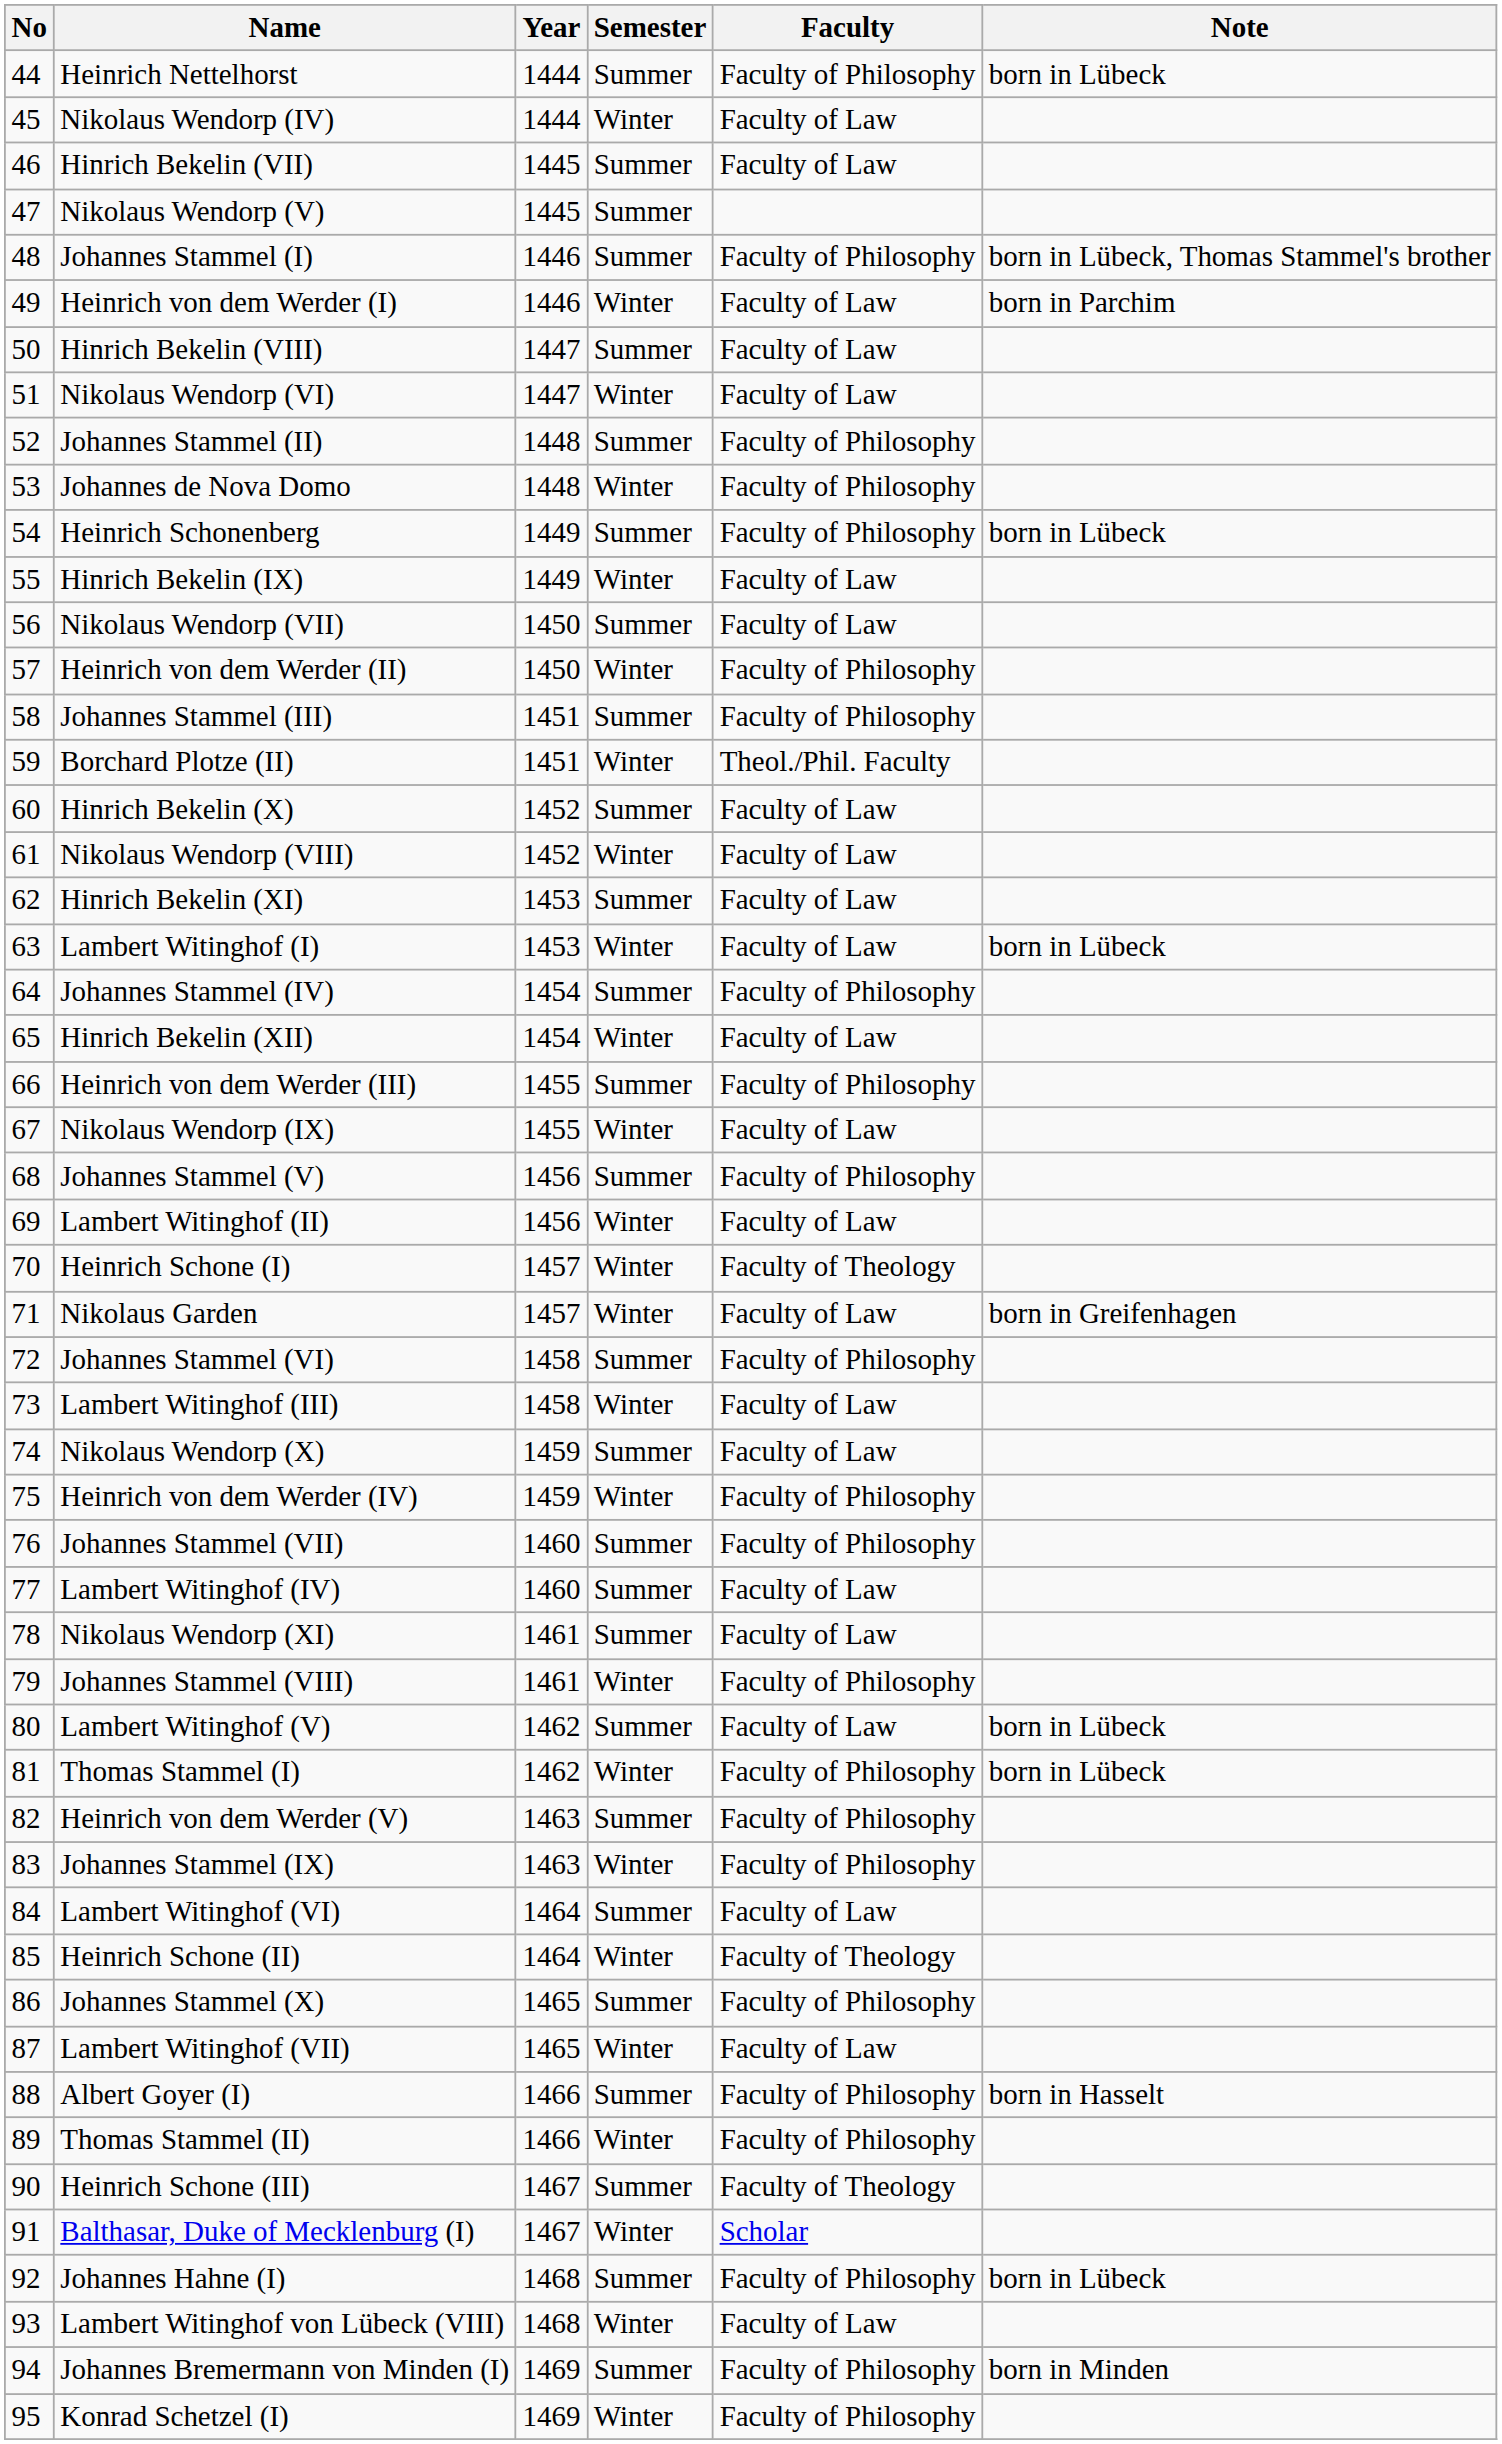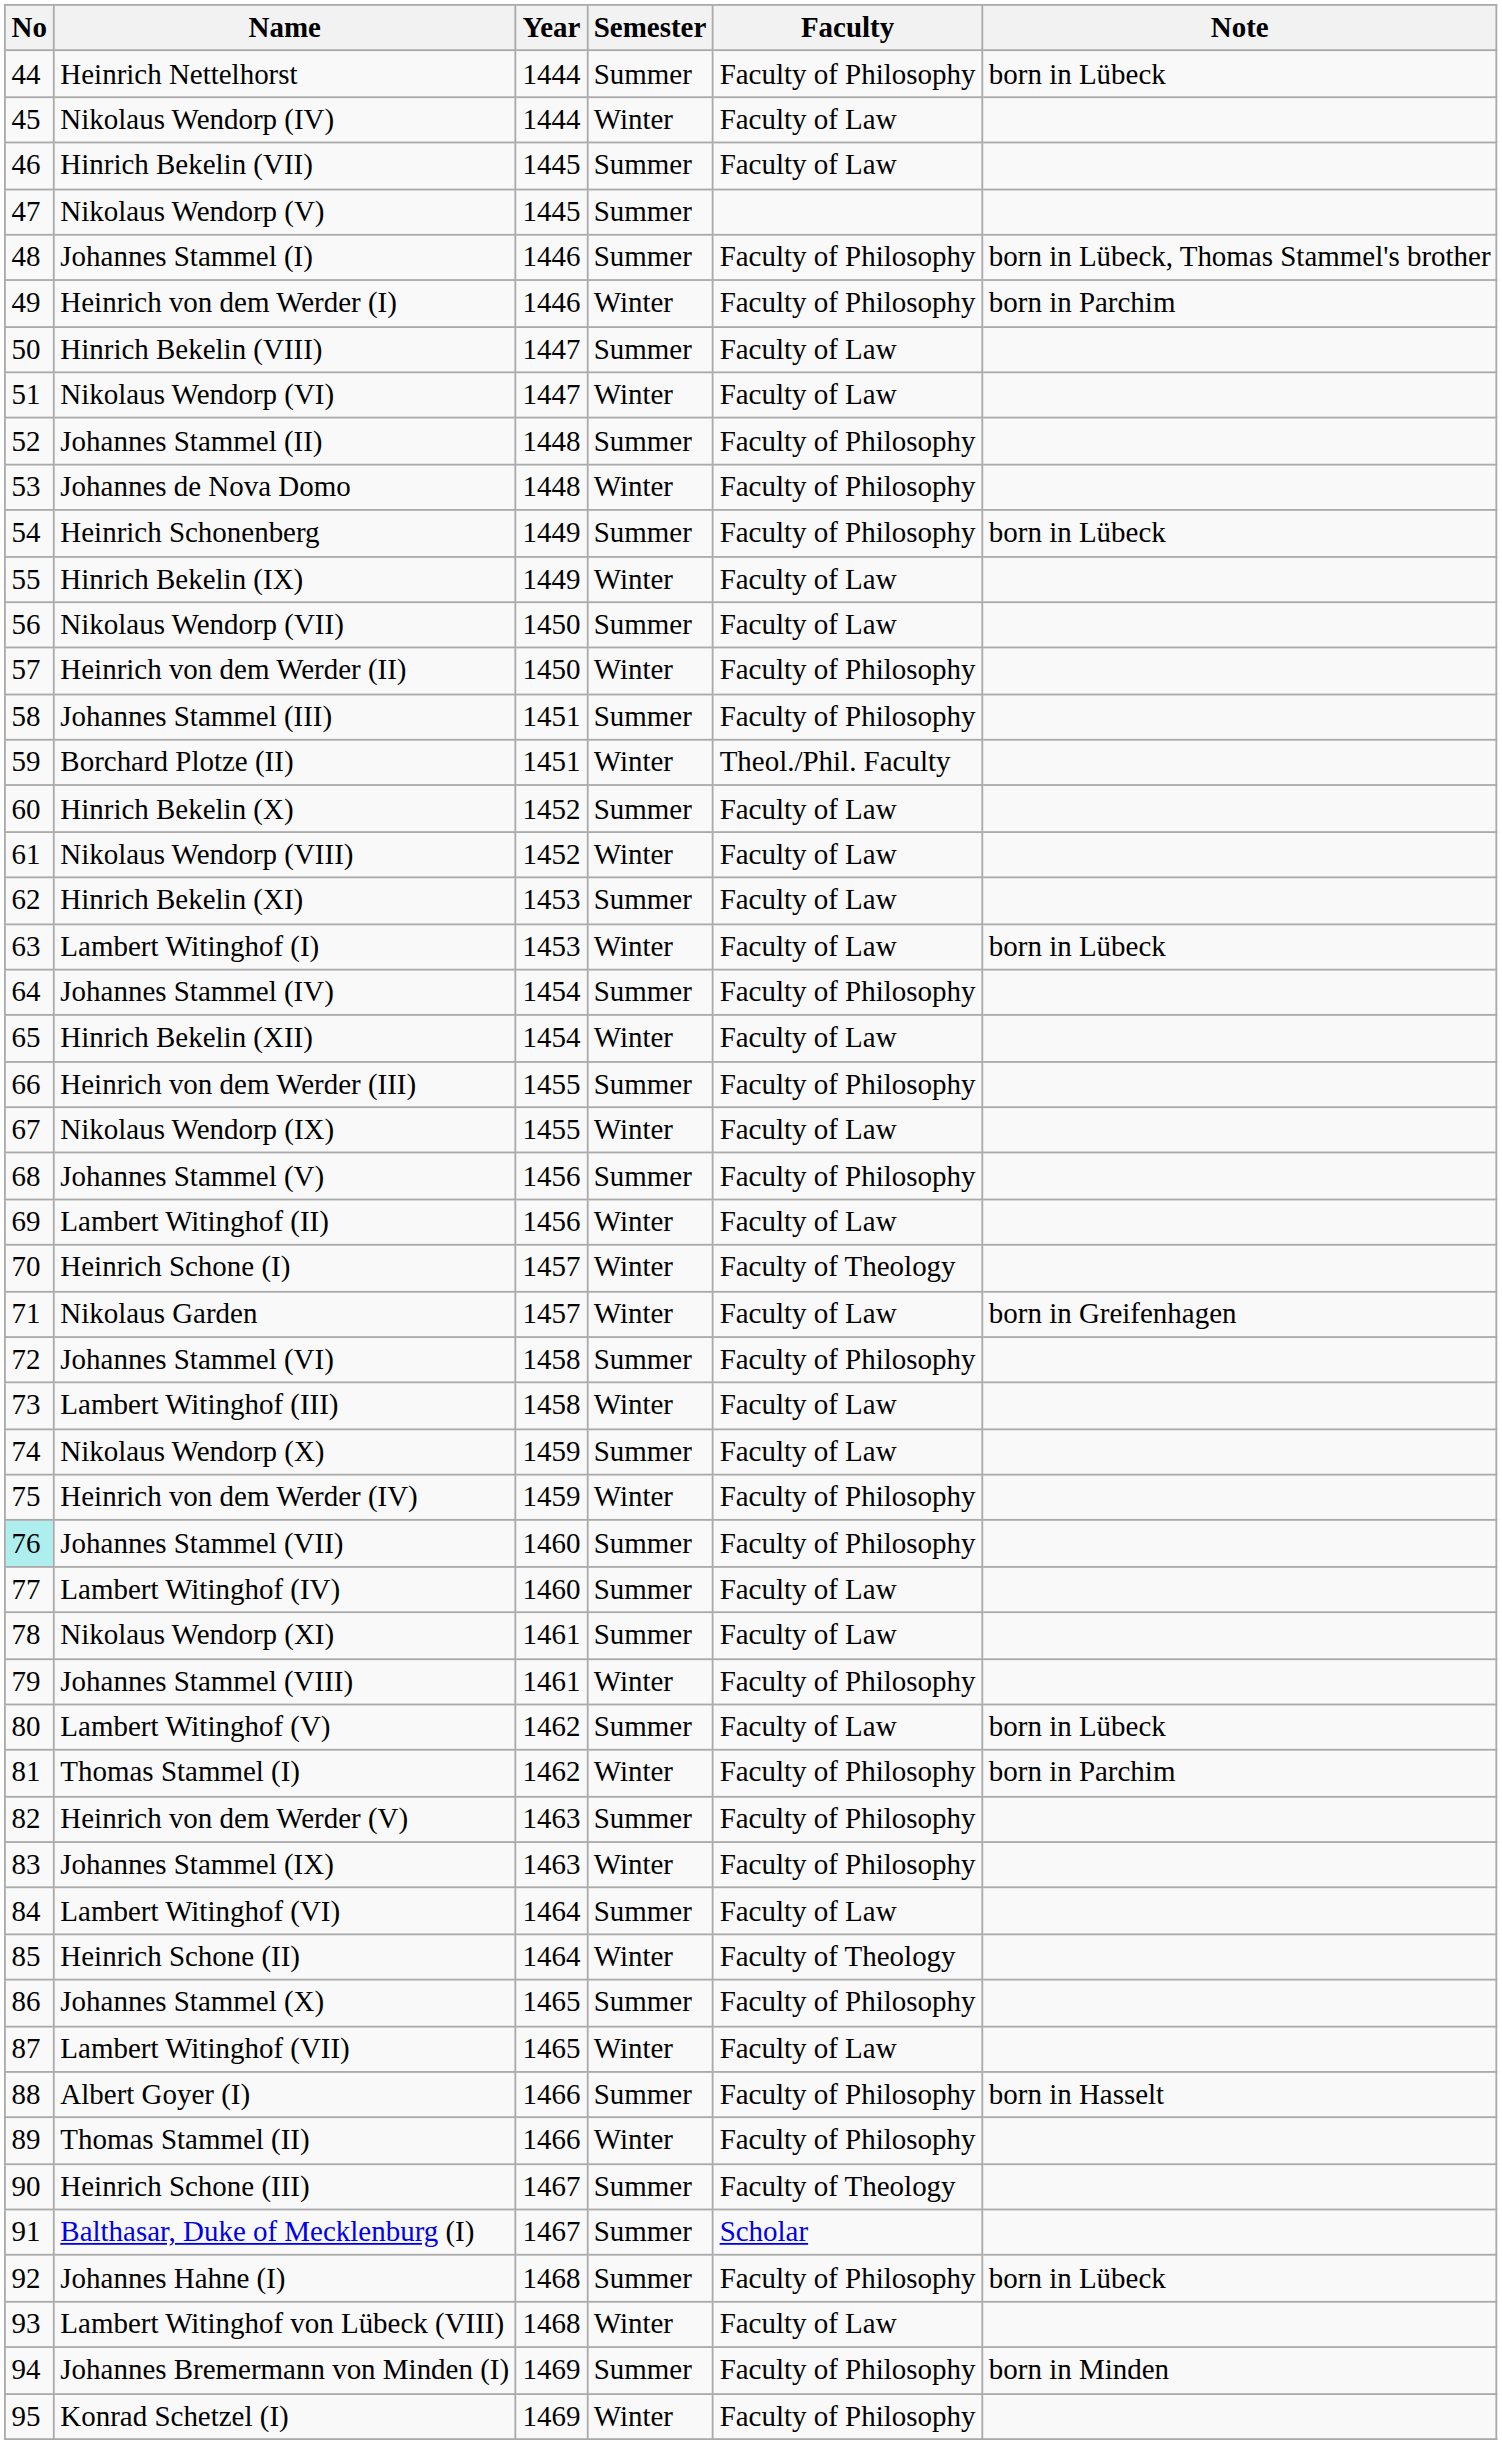(808, 303) Faculty of Law -> (848, 303) Faculty of Philosophy
(26, 1543) no background -> (26, 1543) paleturquoise background
(1077, 1772) born in Lübeck -> (1082, 1772) born in Parchim
(633, 2232) Winter -> (643, 2232) Summer
